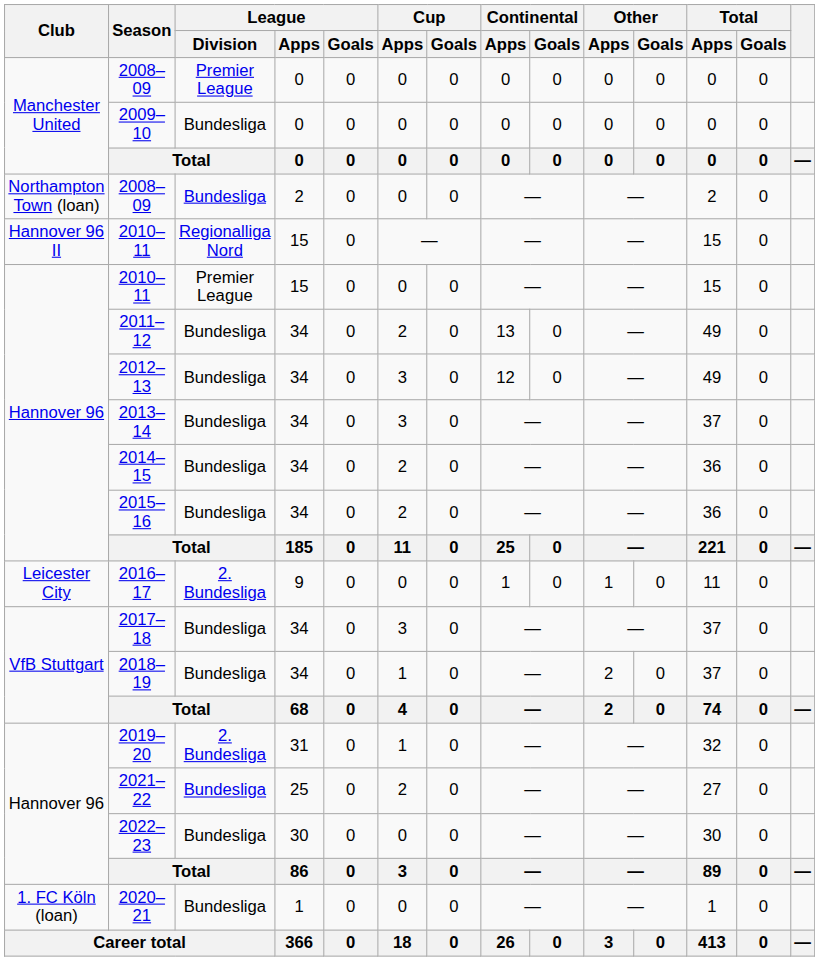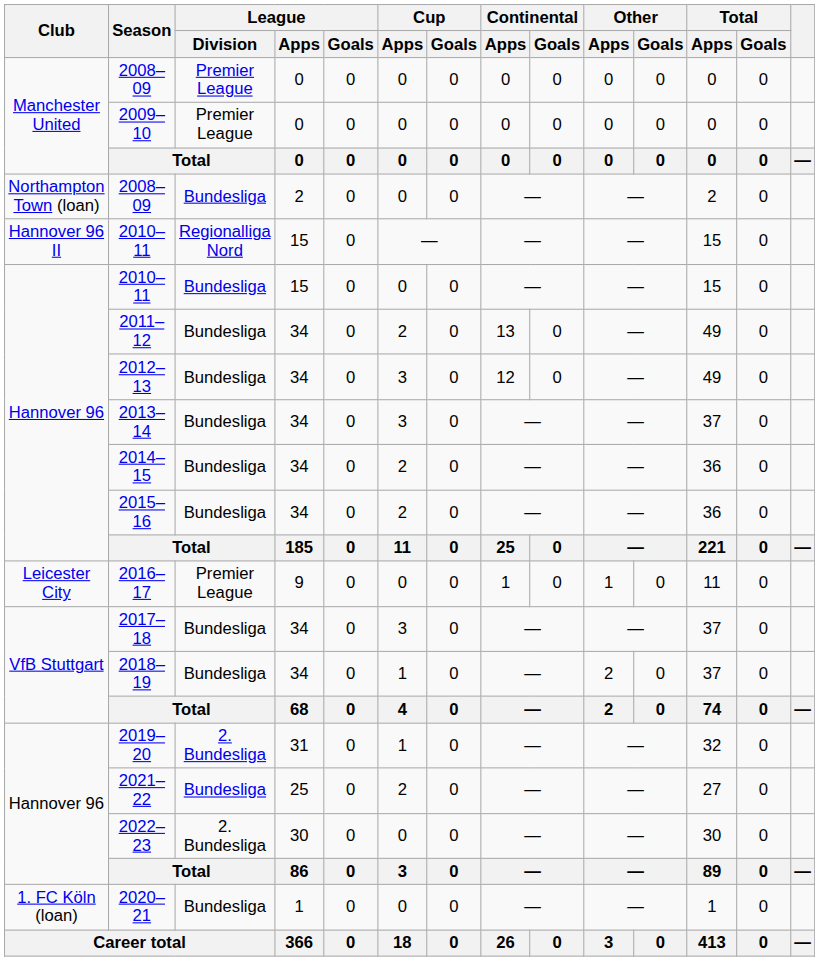(225, 124) Bundesliga -> (225, 124) Premier League
(225, 286) Premier League -> (225, 286) Bundesliga
(225, 583) 2. Bundesliga -> (225, 583) Premier League
(225, 835) Bundesliga -> (225, 835) 2. Bundesliga
